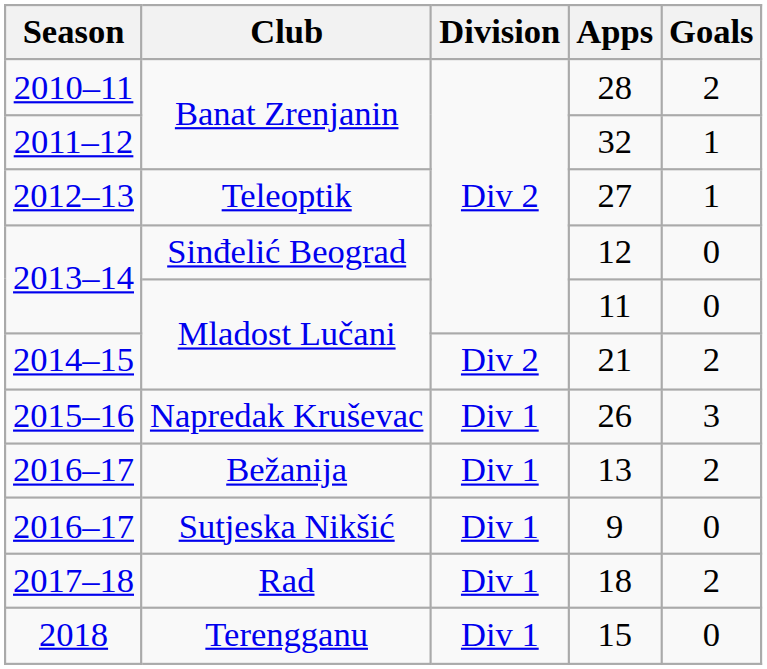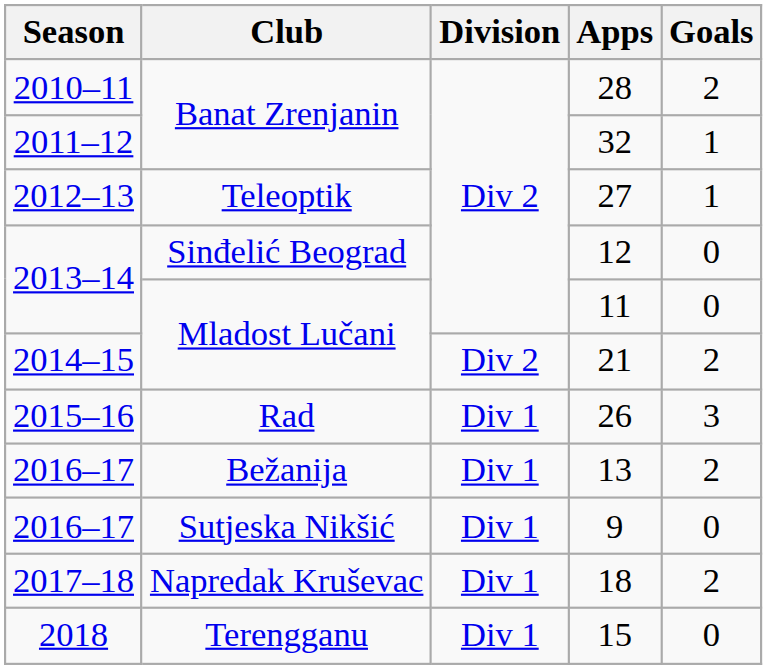(287, 415) Napredak Kruševac -> (287, 415) Rad
(287, 580) Rad -> (287, 580) Napredak Kruševac
